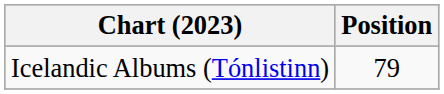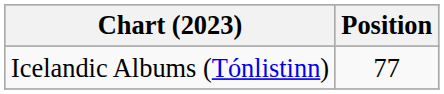(387, 67) 79 -> (387, 67) 77
